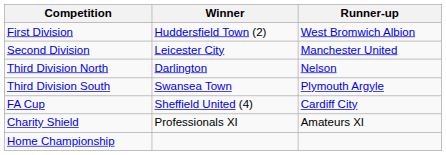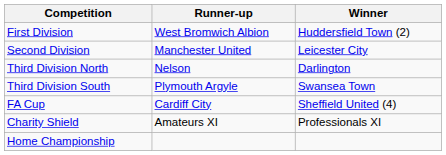columns swapped: (225, 13) <-> (370, 13)
